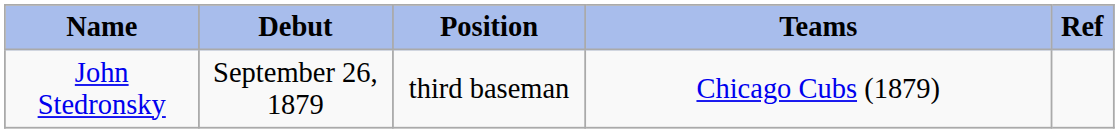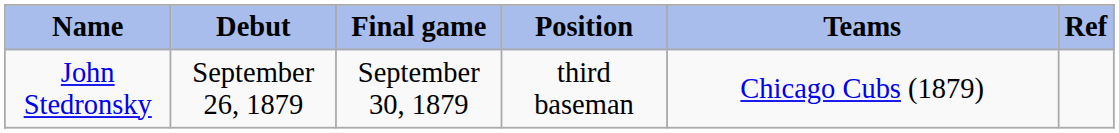+ column: (419, 27)
